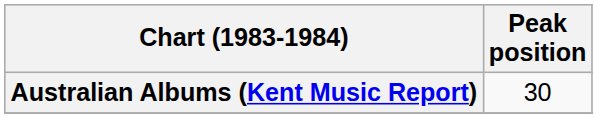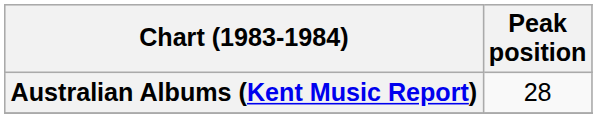(538, 92) 30 -> (538, 92) 28
